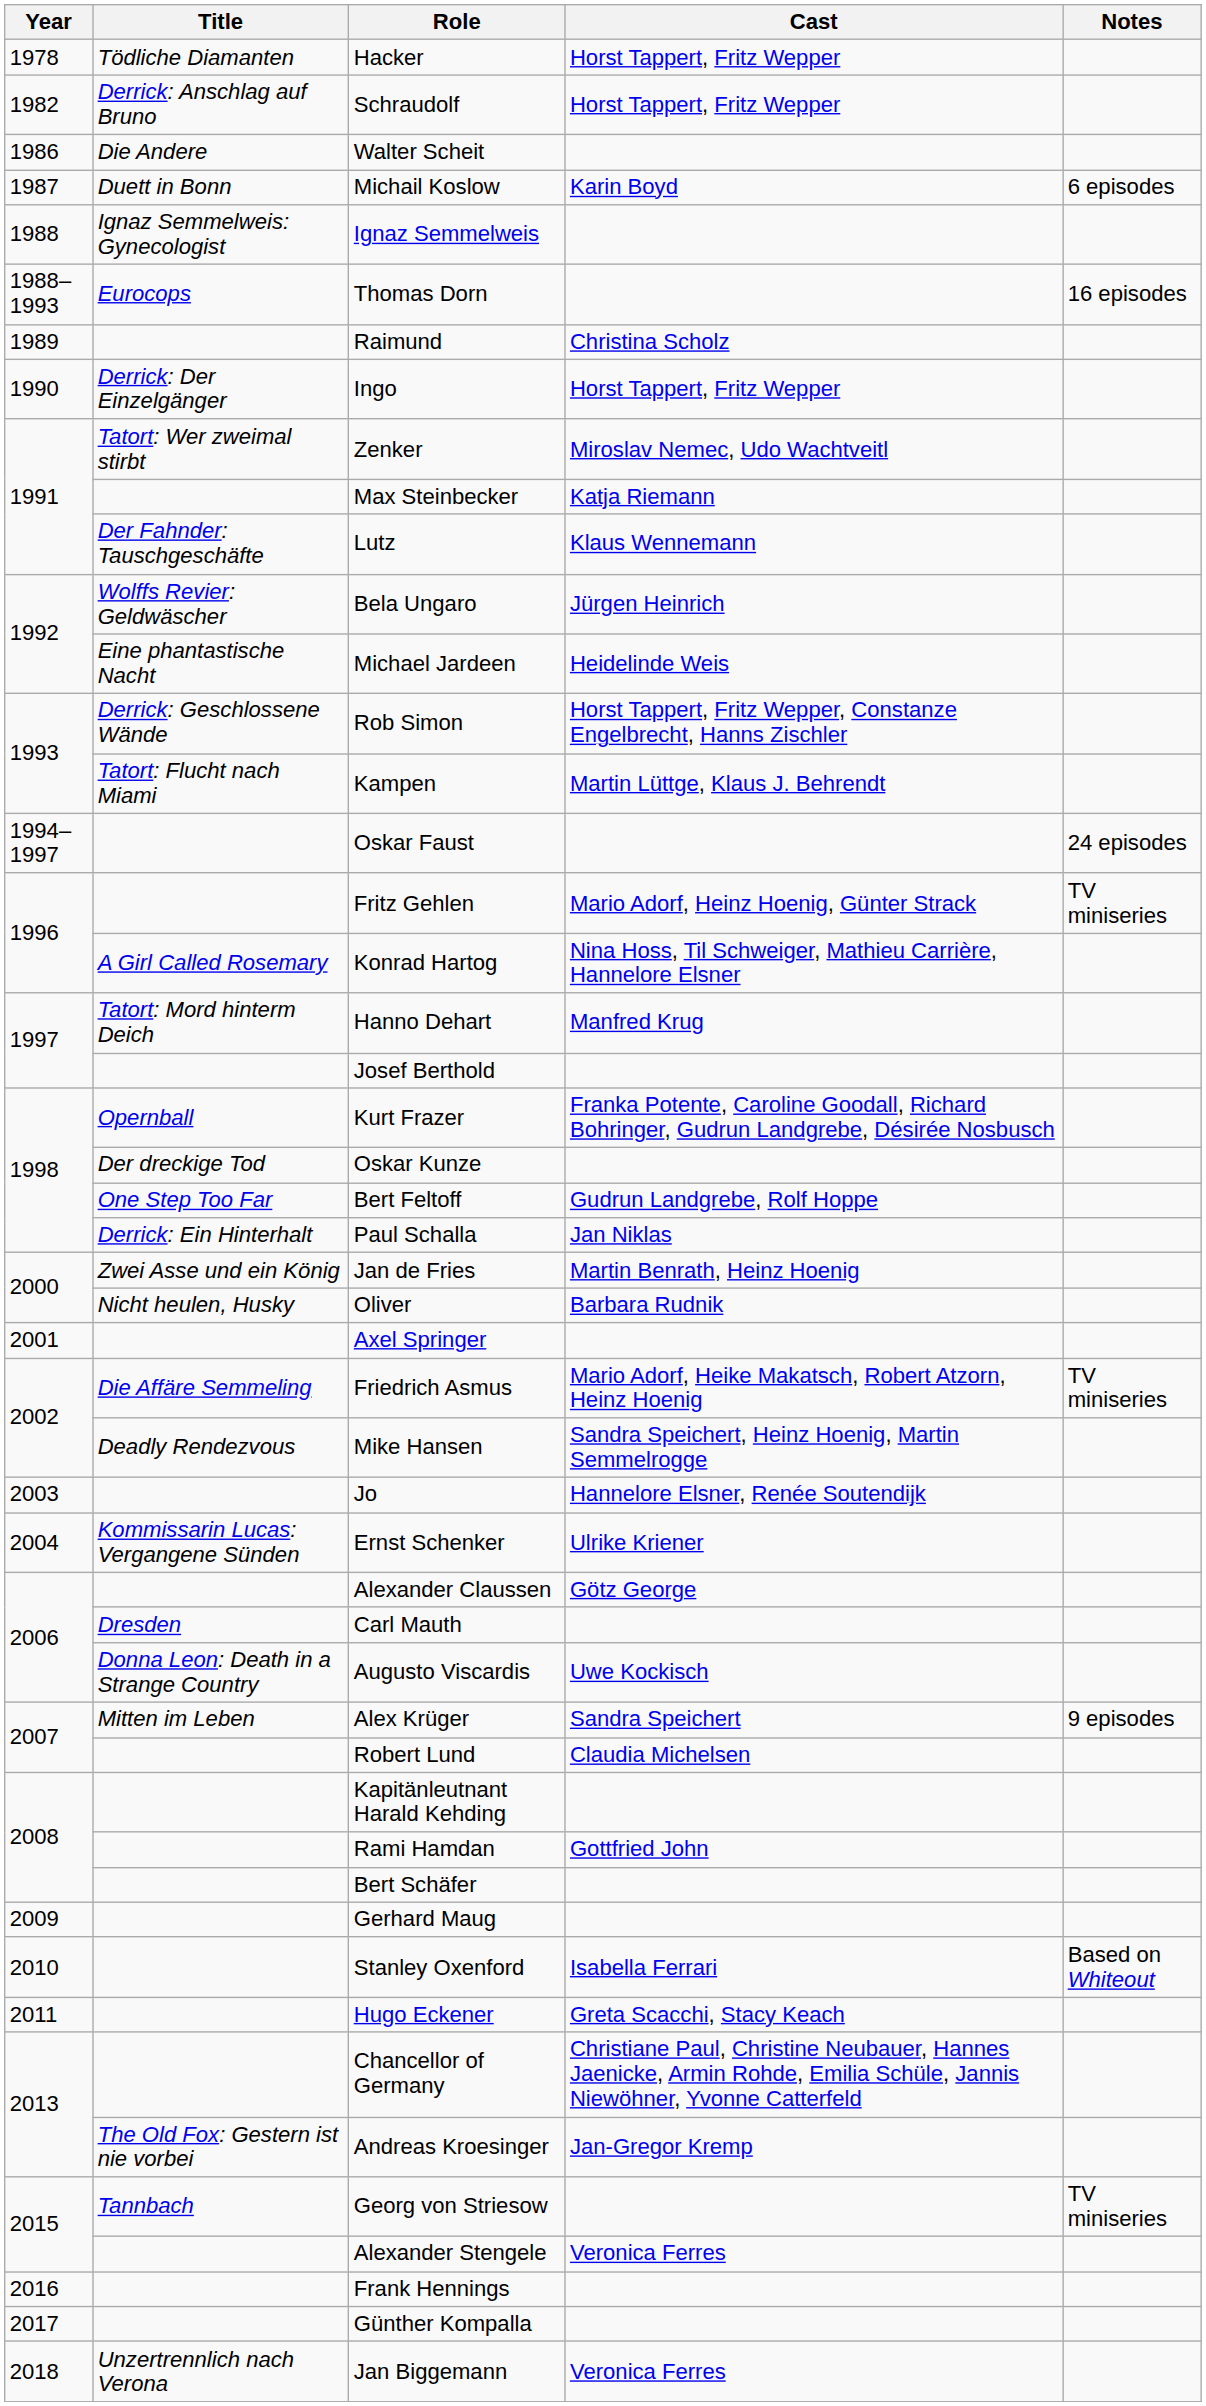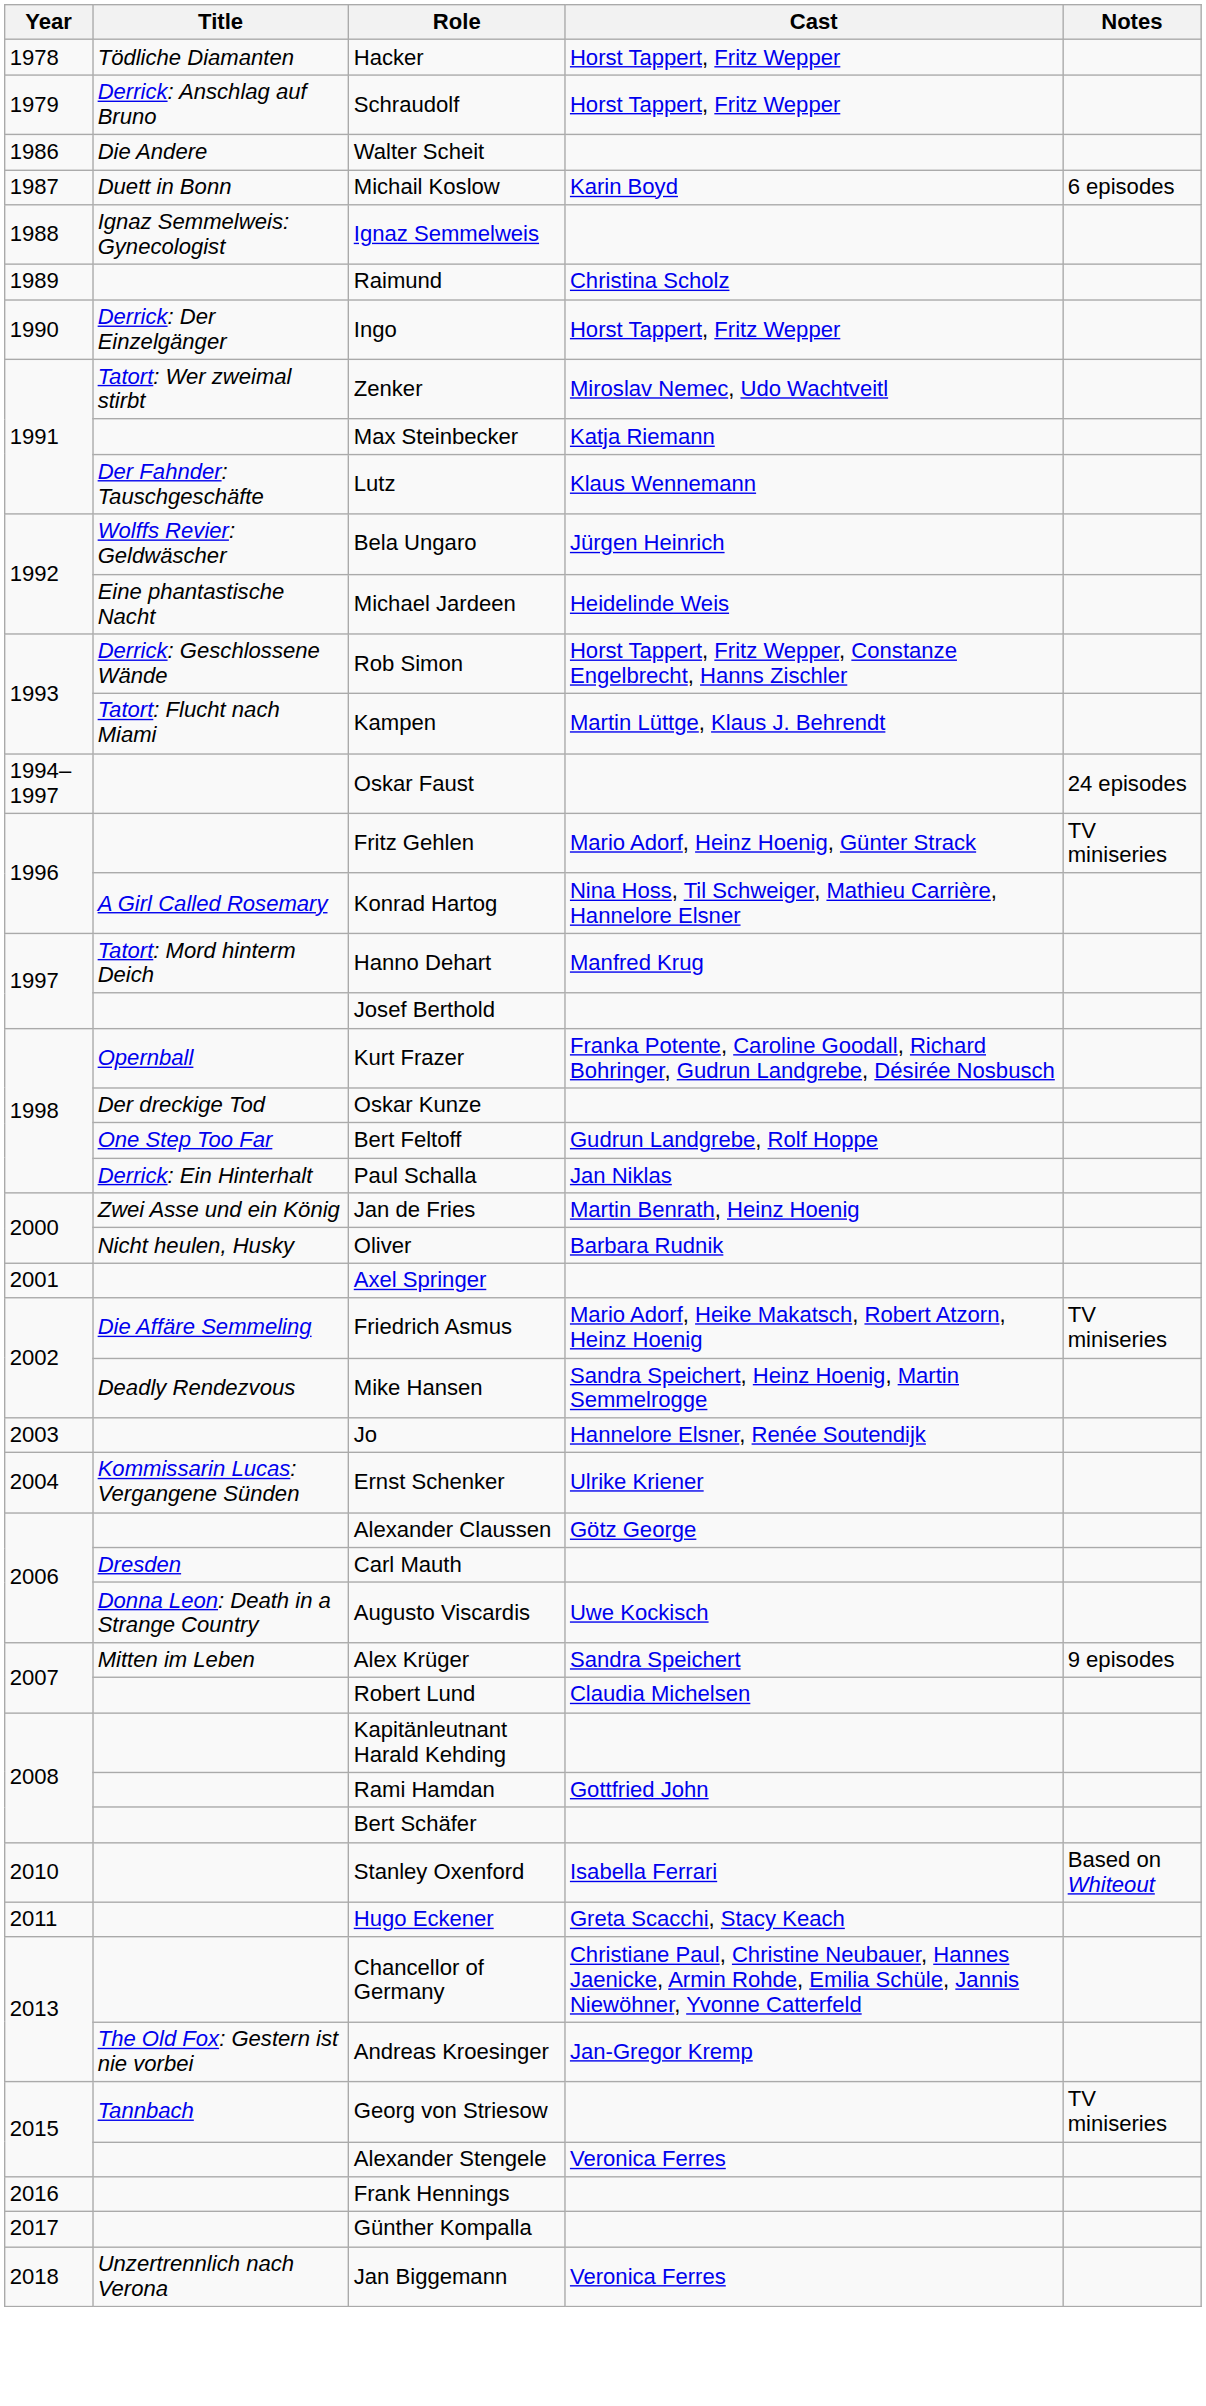(34, 104) 1982 -> (34, 104) 1979
- row: (421, 294)
- row: (425, 1919)
